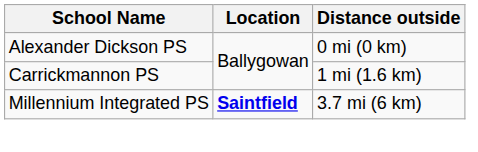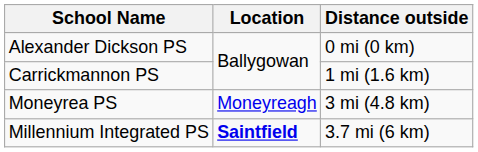+ row: (63, 103)
